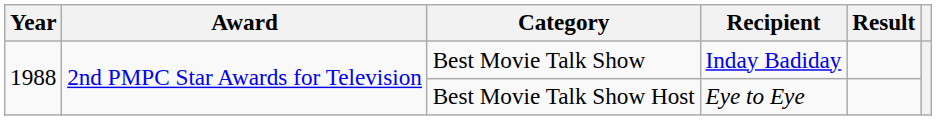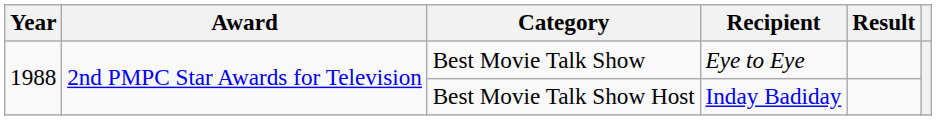(773, 59) Inday Badiday -> (755, 59) Eye to Eye
(755, 96) Eye to Eye -> (773, 96) Inday Badiday
